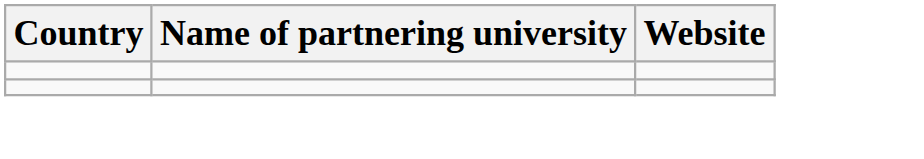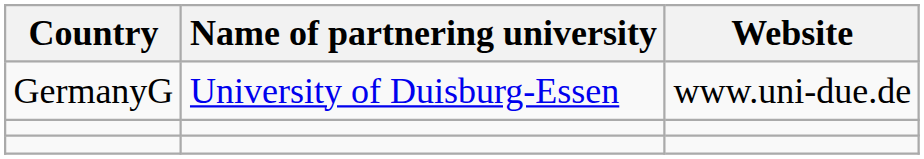+ row: (93, 90)
